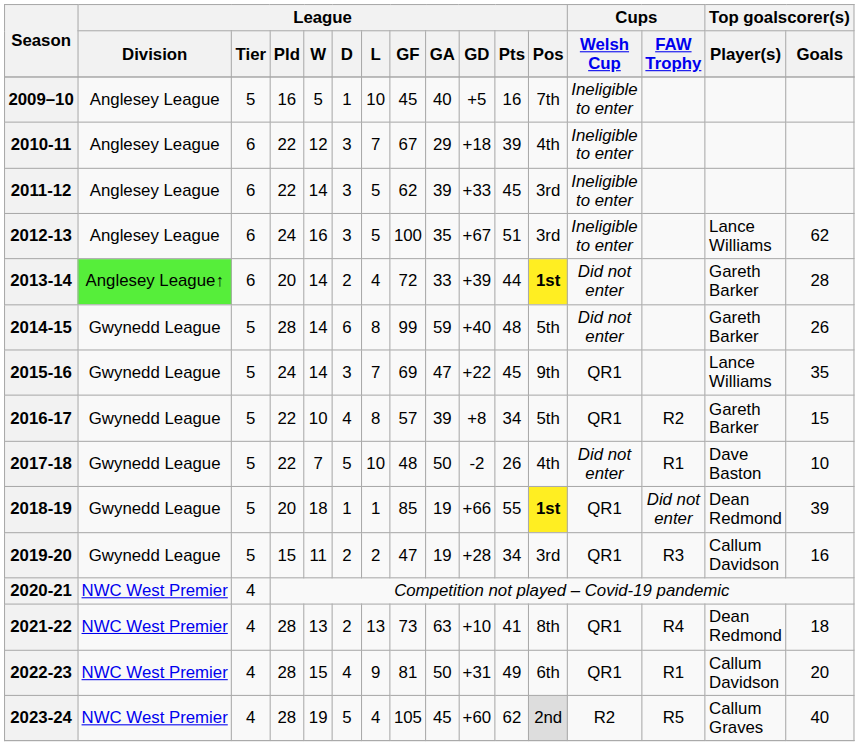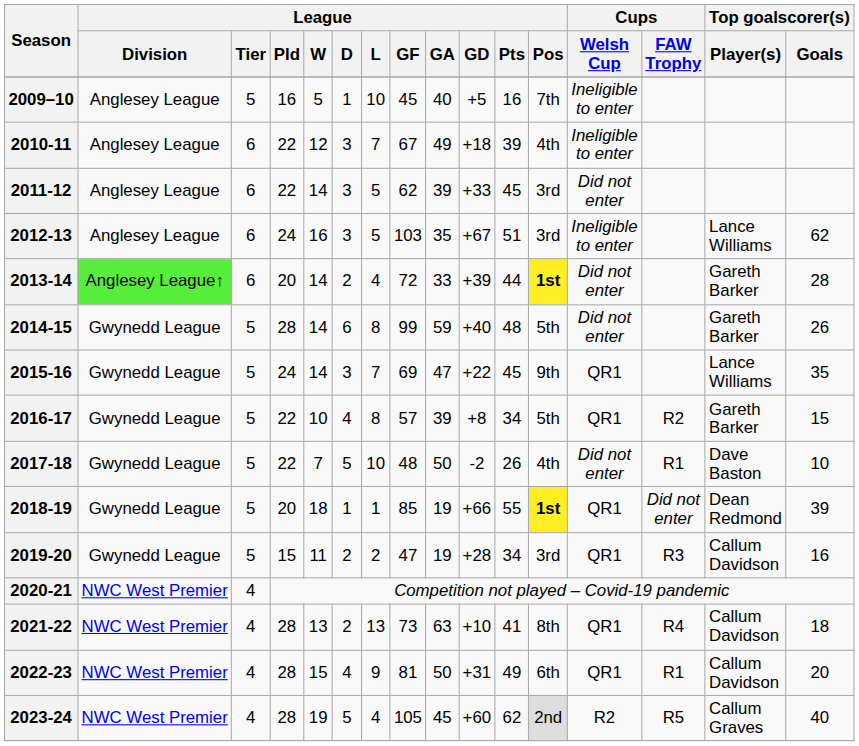(442, 145) 29 -> (442, 145) 49
(604, 190) Ineligible to enter -> (604, 190) Did not enter
(408, 236) 100 -> (408, 236) 103
(746, 627) Dean Redmond -> (744, 627) Callum Davidson
